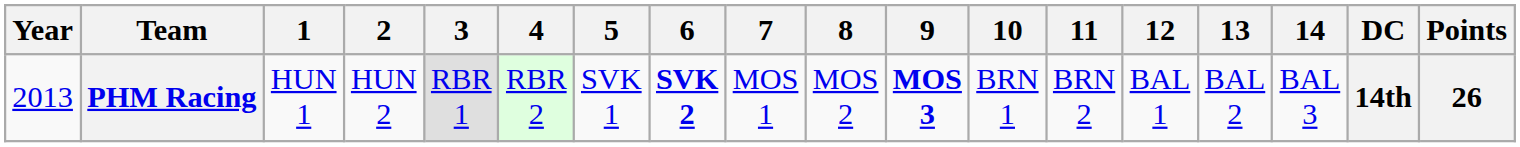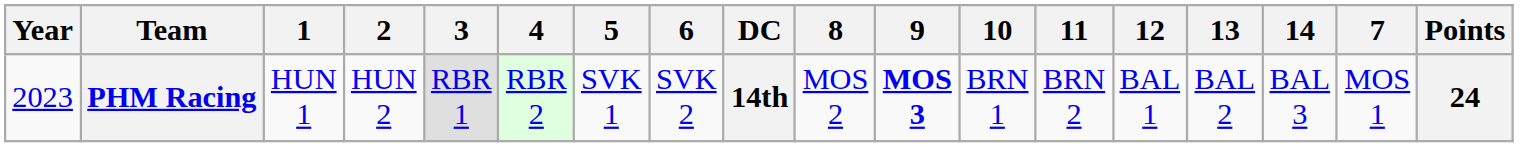columns swapped: (766, 29) <-> (1383, 29)
(43, 96) 2013 -> (43, 96) 2023
(687, 96) bold -> (686, 96) normal
(1467, 96) 26 -> (1465, 96) 24
